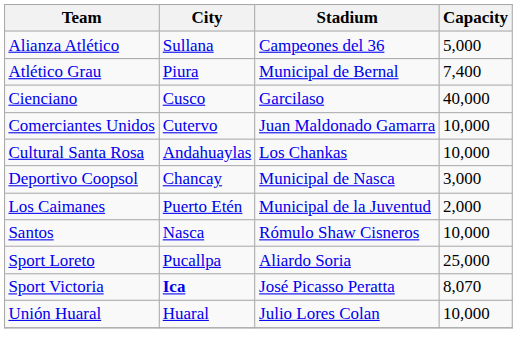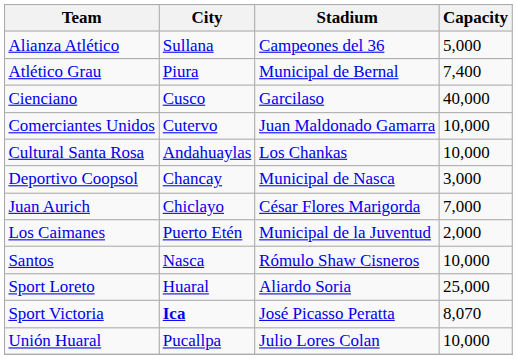+ row: (49, 206)
(192, 260) Pucallpa -> (186, 286) Huaral
(186, 313) Huaral -> (192, 340) Pucallpa
